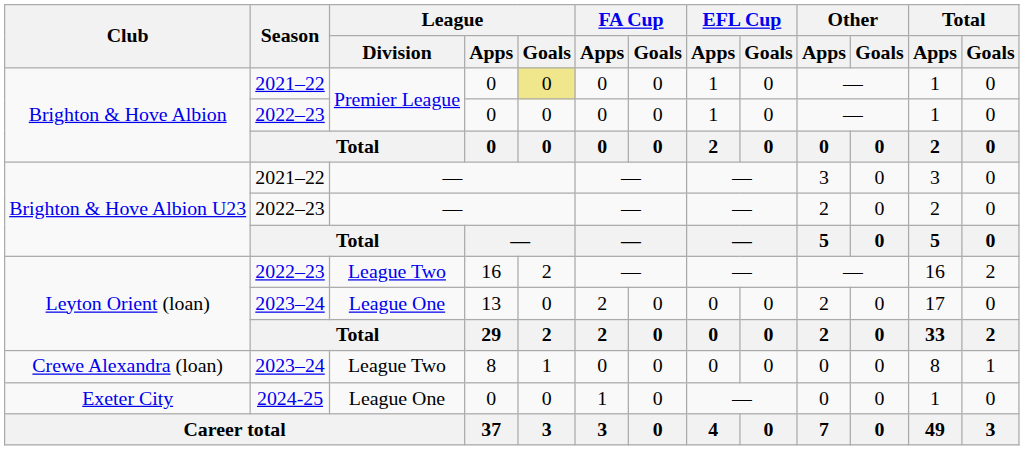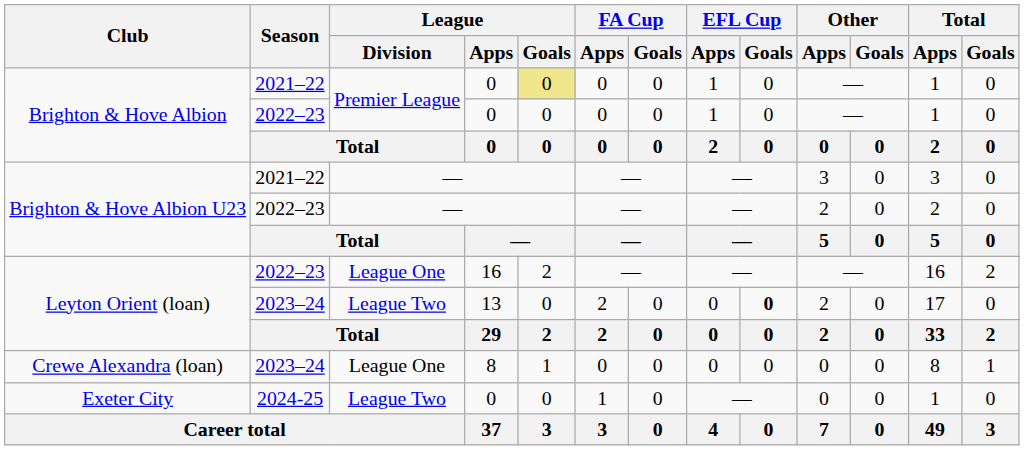(397, 271) League Two -> (397, 271) League One
(397, 303) League One -> (397, 303) League Two
(769, 303) normal -> (769, 303) bold
(397, 366) League Two -> (397, 366) League One
(397, 397) League One -> (397, 397) League Two
